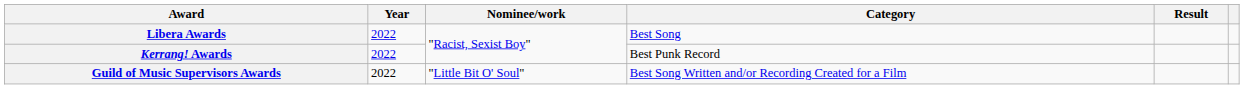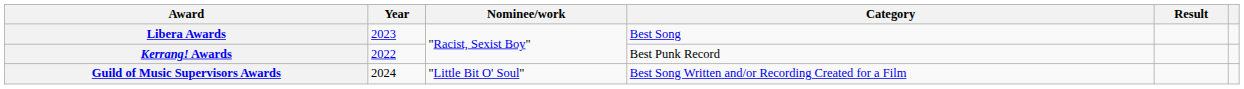(384, 34) 2022 -> (384, 34) 2023
(384, 73) 2022 -> (384, 73) 2024
